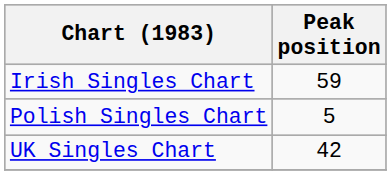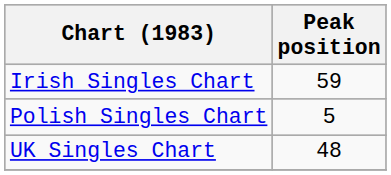(329, 152) 42 -> (329, 152) 48
